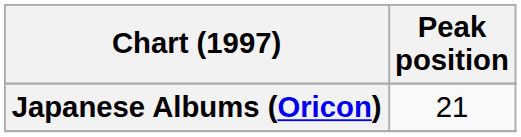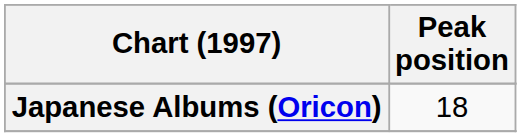(452, 107) 21 -> (452, 107) 18
